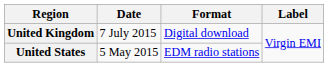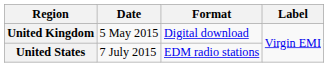(128, 33) 7 July 2015 -> (129, 33) 5 May 2015
(129, 52) 5 May 2015 -> (128, 52) 7 July 2015
